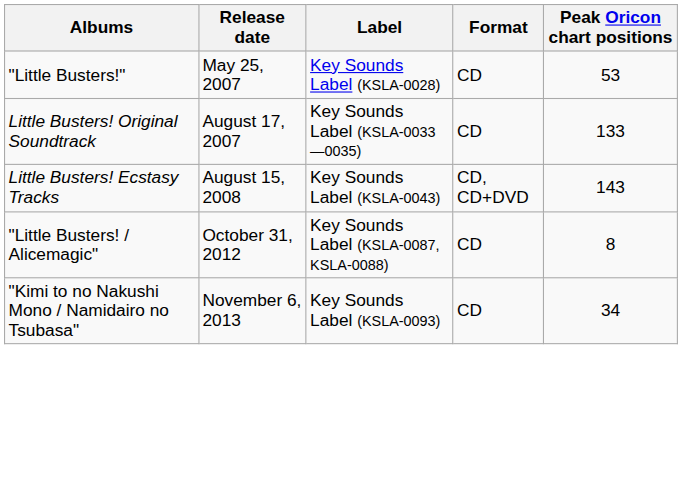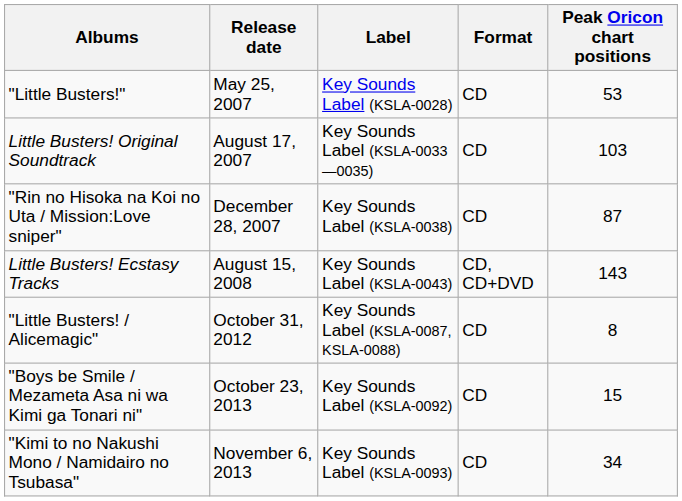(611, 131) 133 -> (613, 150) 103
+ row: (104, 217)
+ row: (88, 396)
